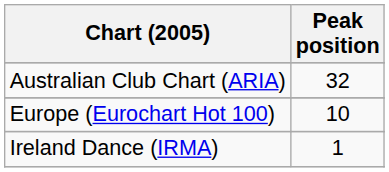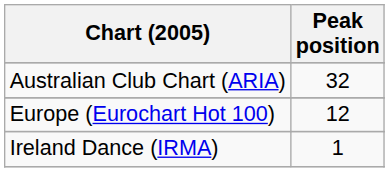(338, 114) 10 -> (338, 114) 12
